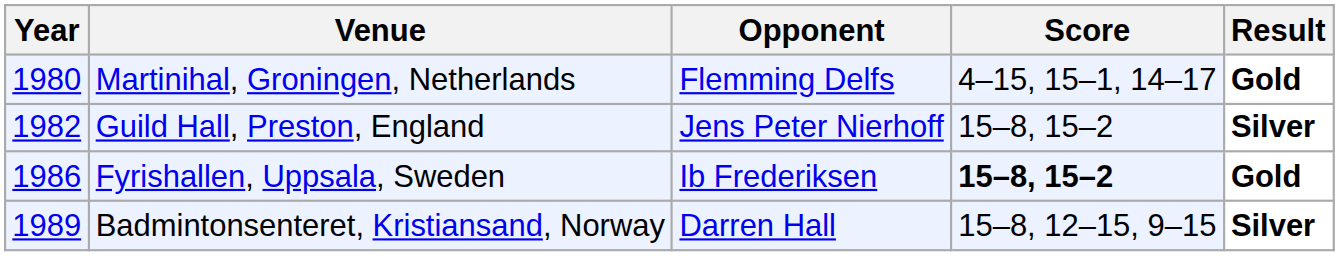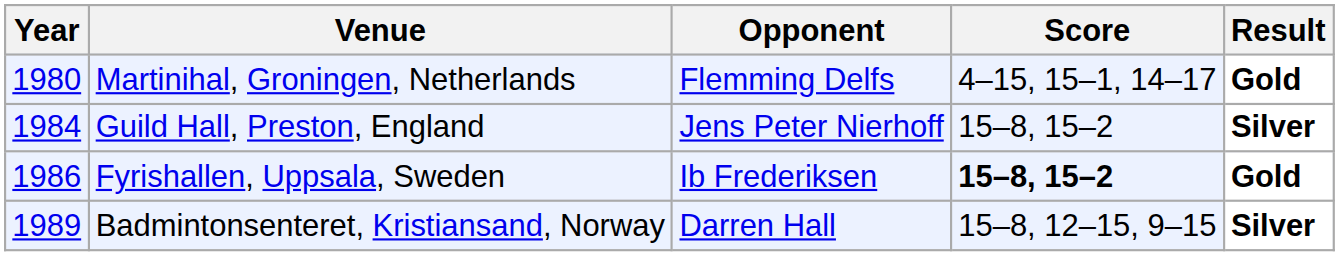(47, 128) 1982 -> (47, 128) 1984
